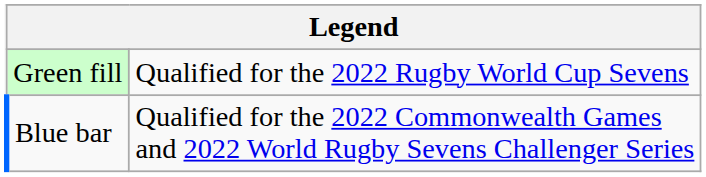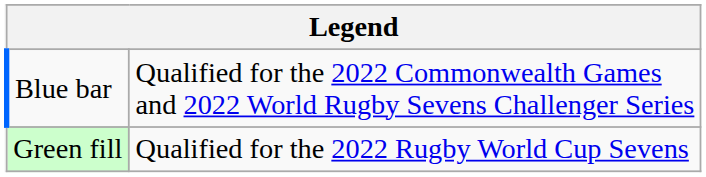rows swapped: (68, 71) <-> (63, 132)
